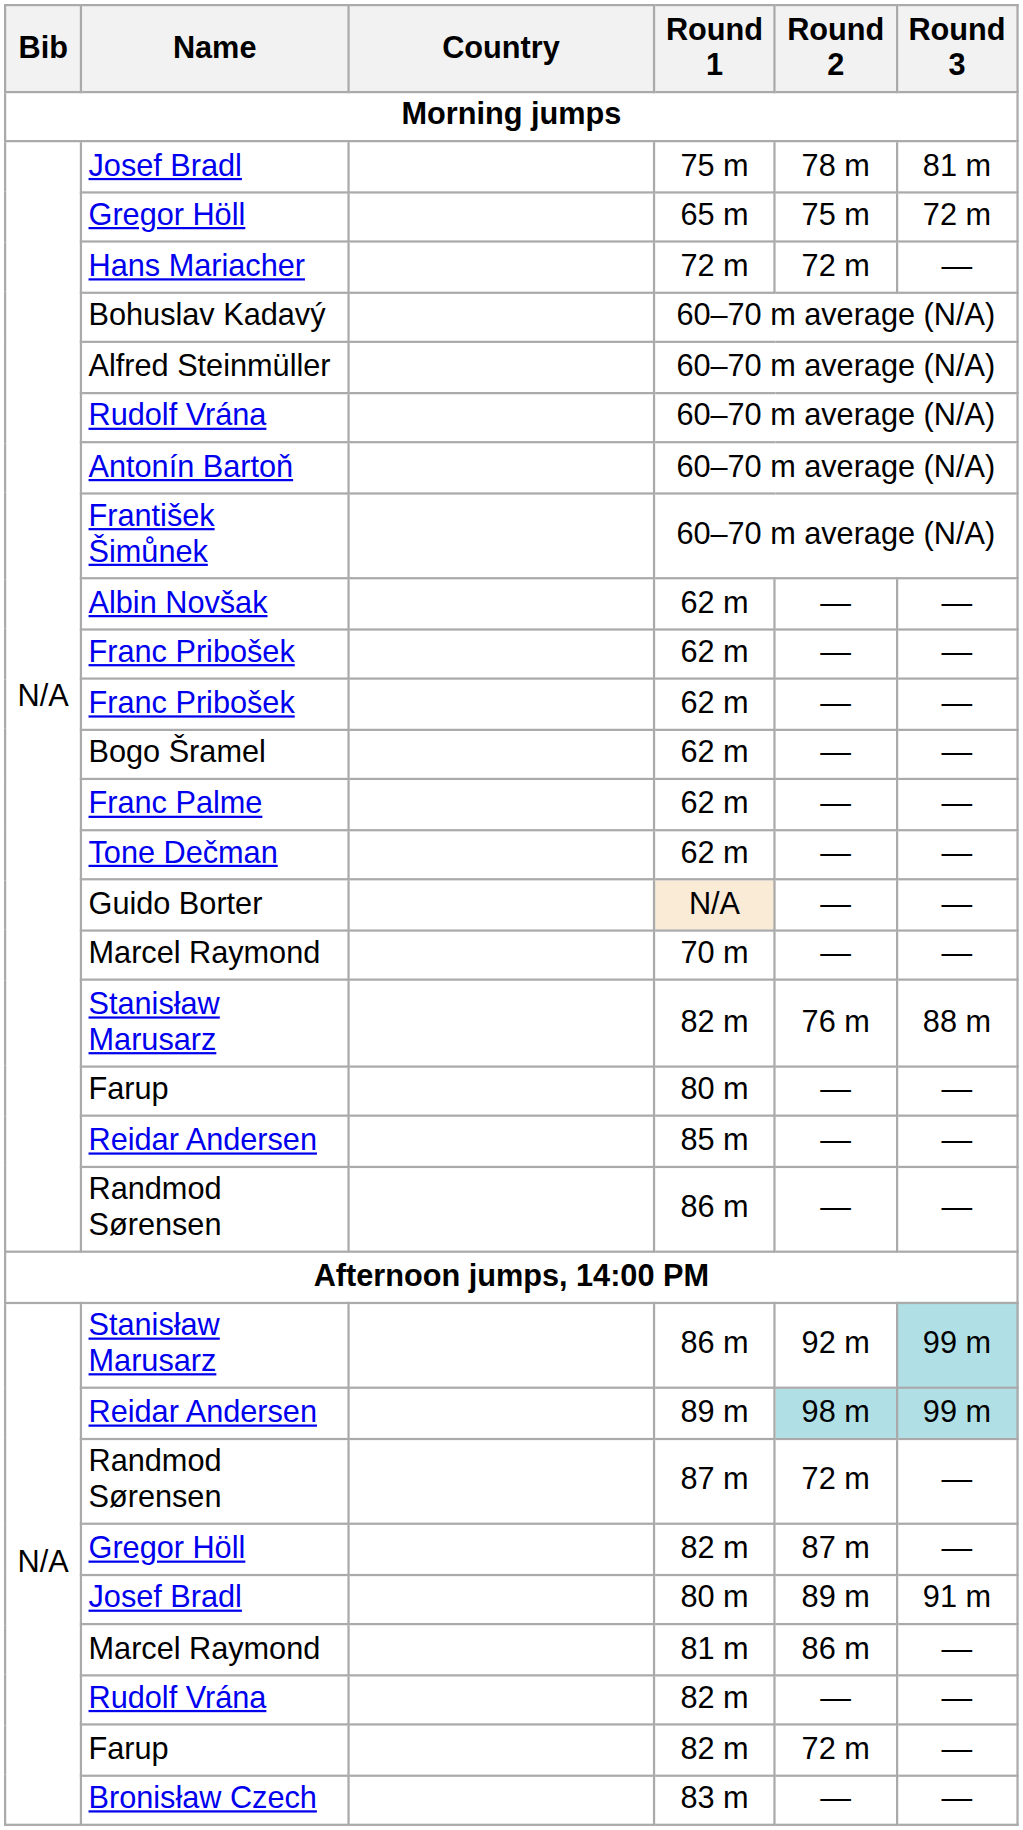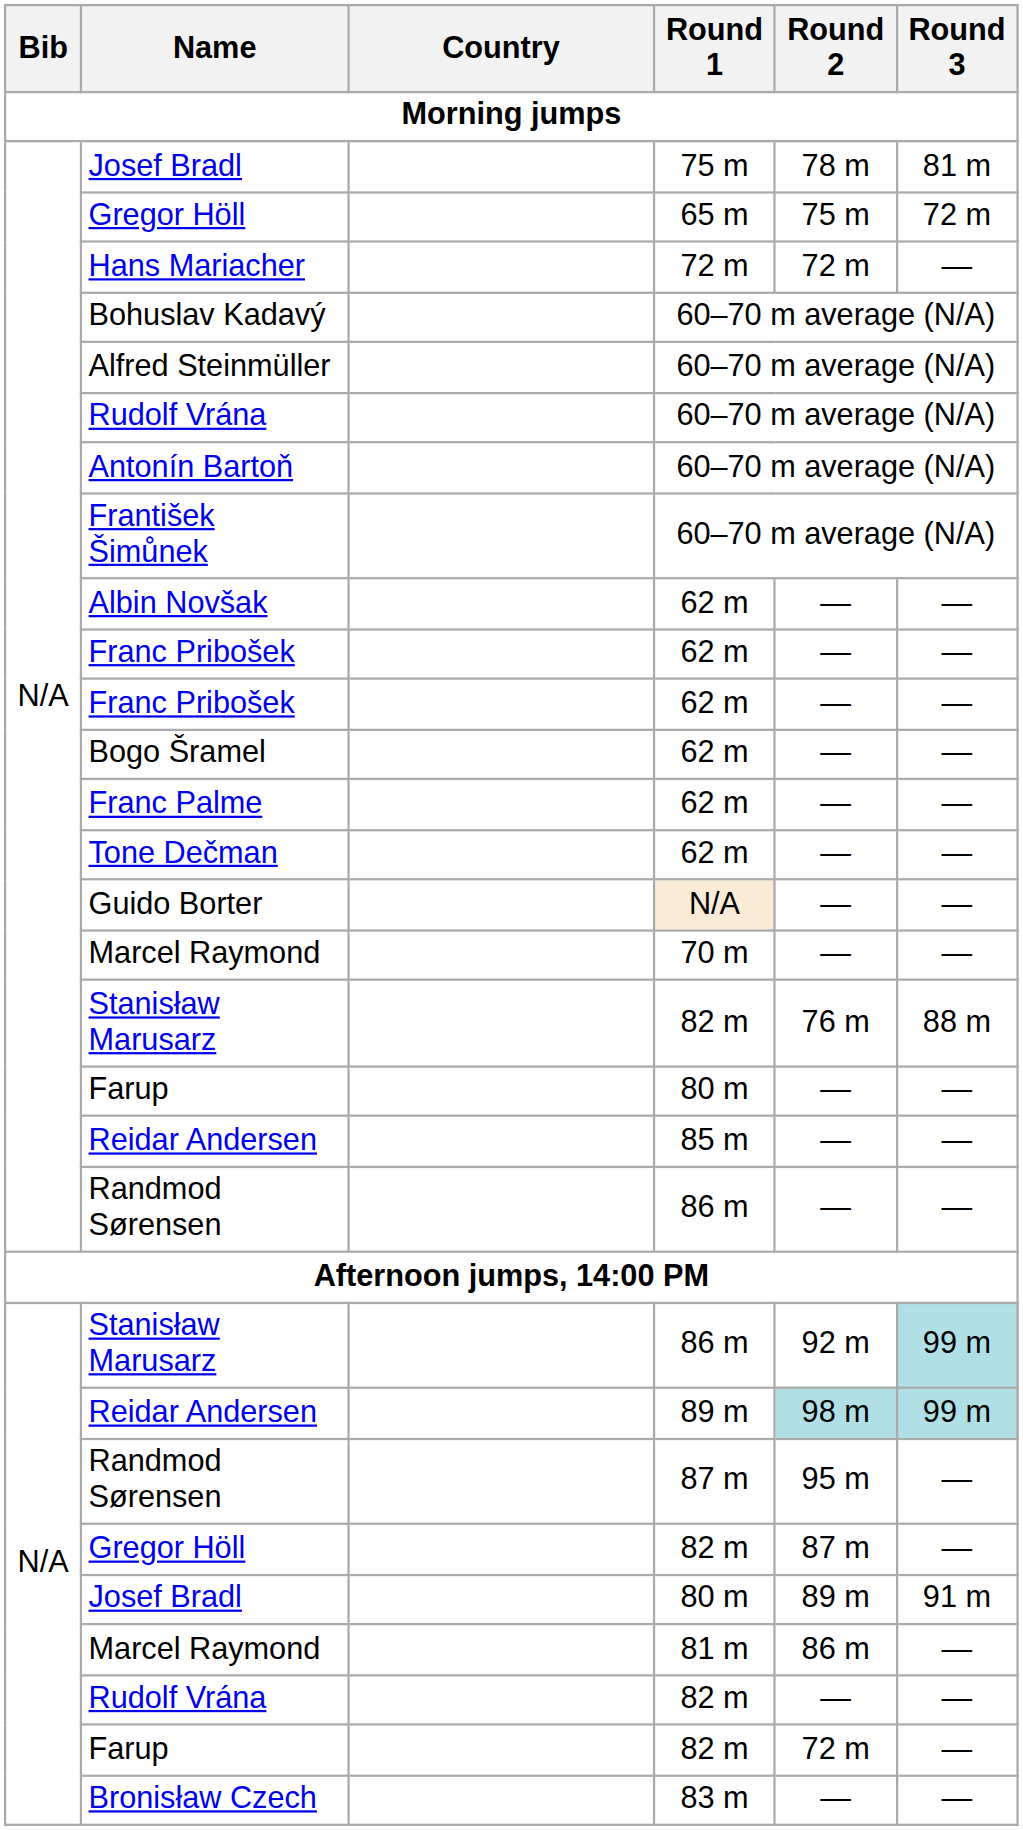(836, 1479) 72 m -> (836, 1479) 95 m
